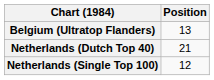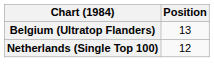- row: (83, 48)
